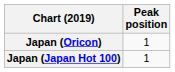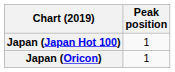rows swapped: (64, 59) <-> (64, 42)
